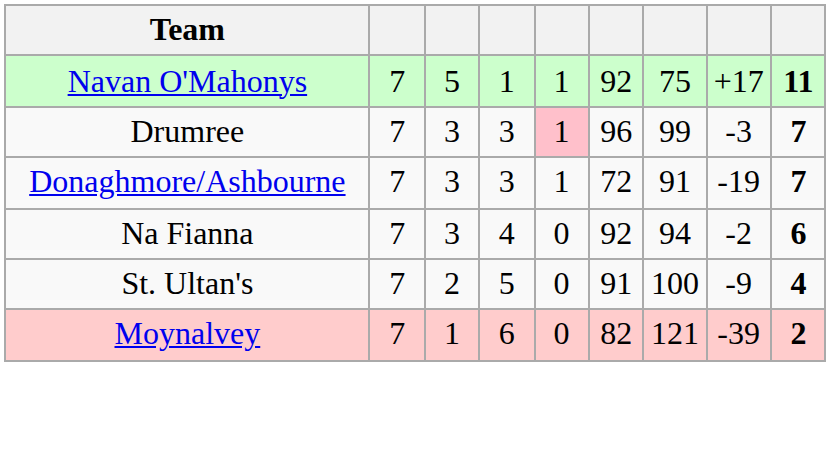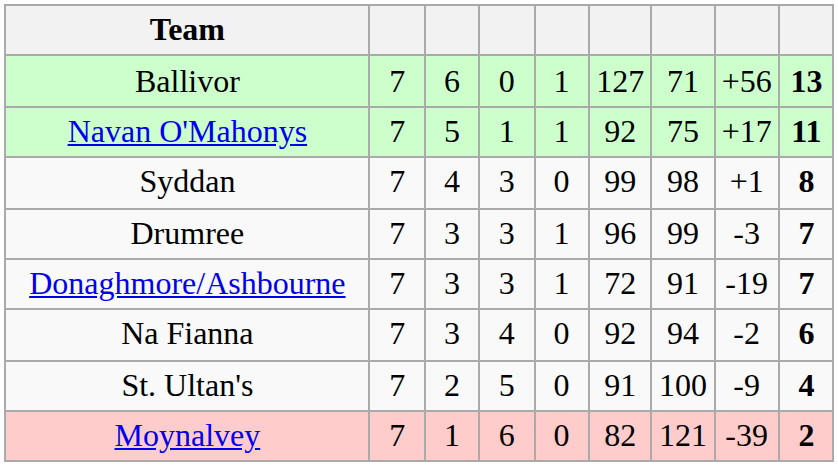+ row: (187, 80)
+ row: (187, 182)
(561, 131) pink background -> (561, 232) no background
